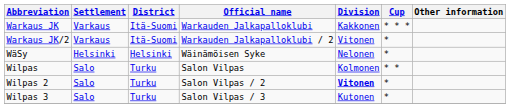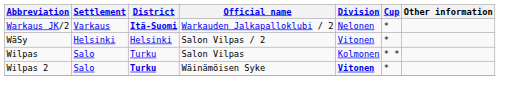- row: (33, 26)
(154, 40) normal -> (154, 26) bold
(356, 40) Vitonen -> (356, 26) Nelonen
(223, 54) Wäinämöisen Syke -> (223, 40) Salon Vilpas / 2
(356, 54) Nelonen -> (356, 40) Vitonen
(143, 82) normal -> (143, 68) bold
(223, 82) Salon Vilpas / 2 -> (223, 68) Wäinämöisen Syke
- row: (27, 97)
